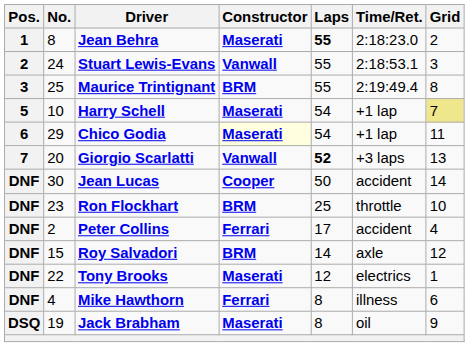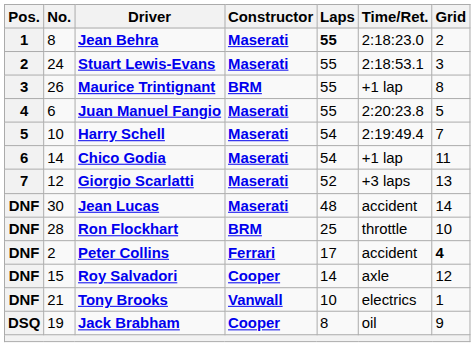(250, 64) Vanwall -> (258, 64) Maserati
(55, 87) 25 -> (55, 87) 26
(387, 87) 2:19:49.4 -> (382, 87) +1 lap
+ row: (150, 111)
(377, 111) +1 lap -> (393, 134) 2:19:49.4
(434, 111) khaki background -> (440, 134) no background
(55, 134) 29 -> (55, 158) 14
(252, 134) lightyellow background -> (258, 158) no background
(55, 158) 20 -> (55, 182) 12
(250, 158) Vanwall -> (258, 182) Maserati
(323, 158) bold -> (328, 182) normal
(248, 182) Cooper -> (258, 205) Maserati
(323, 182) 50 -> (328, 205) 48
(55, 205) 23 -> (55, 229) 28
(434, 229) normal -> (440, 252) bold
(239, 252) BRM -> (254, 276) Cooper
(55, 276) 22 -> (55, 299) 21
(252, 276) Maserati -> (255, 299) Vanwall
(323, 276) 12 -> (328, 299) 10
- row: (131, 299)
(252, 323) Maserati -> (254, 323) Cooper
